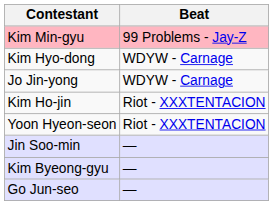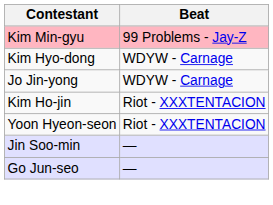- row: (58, 168)
